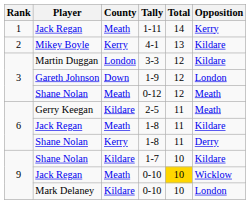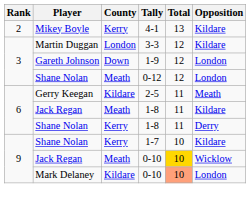- row: (59, 28)
(208, 93) Meath -> (211, 77) London
(119, 158) Kildare -> (116, 142) Kerry
(179, 191) no background -> (179, 175) lightsalmon background
